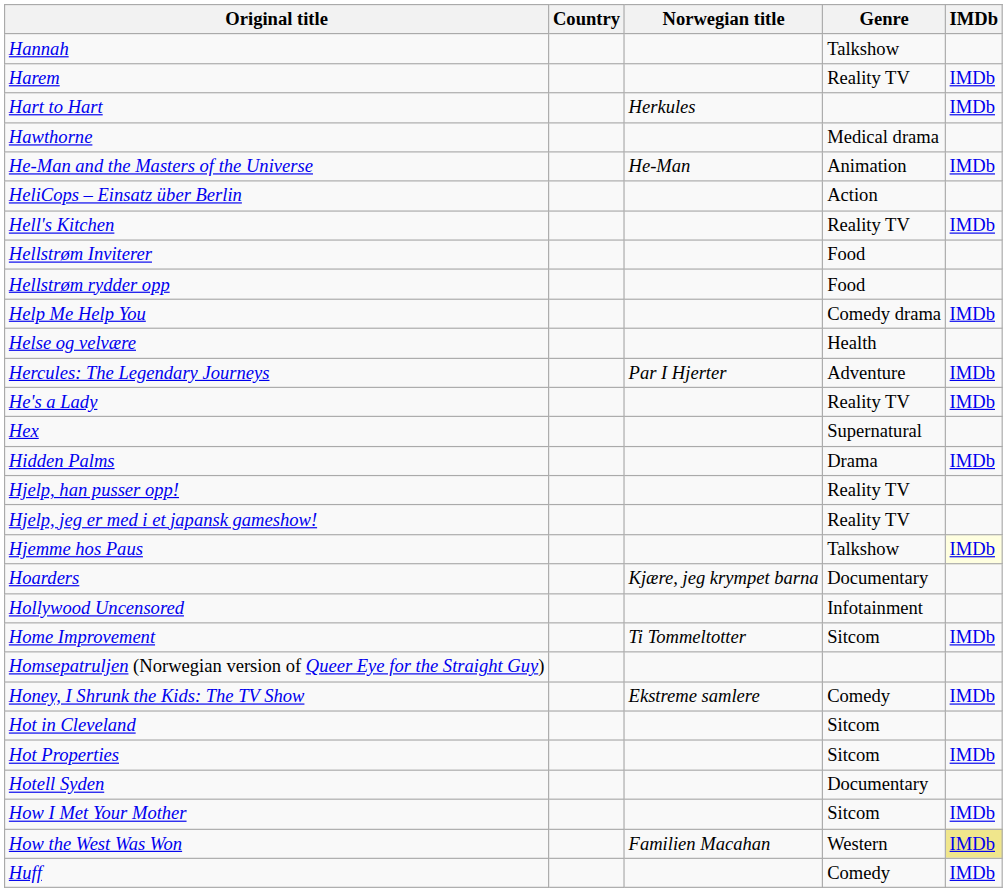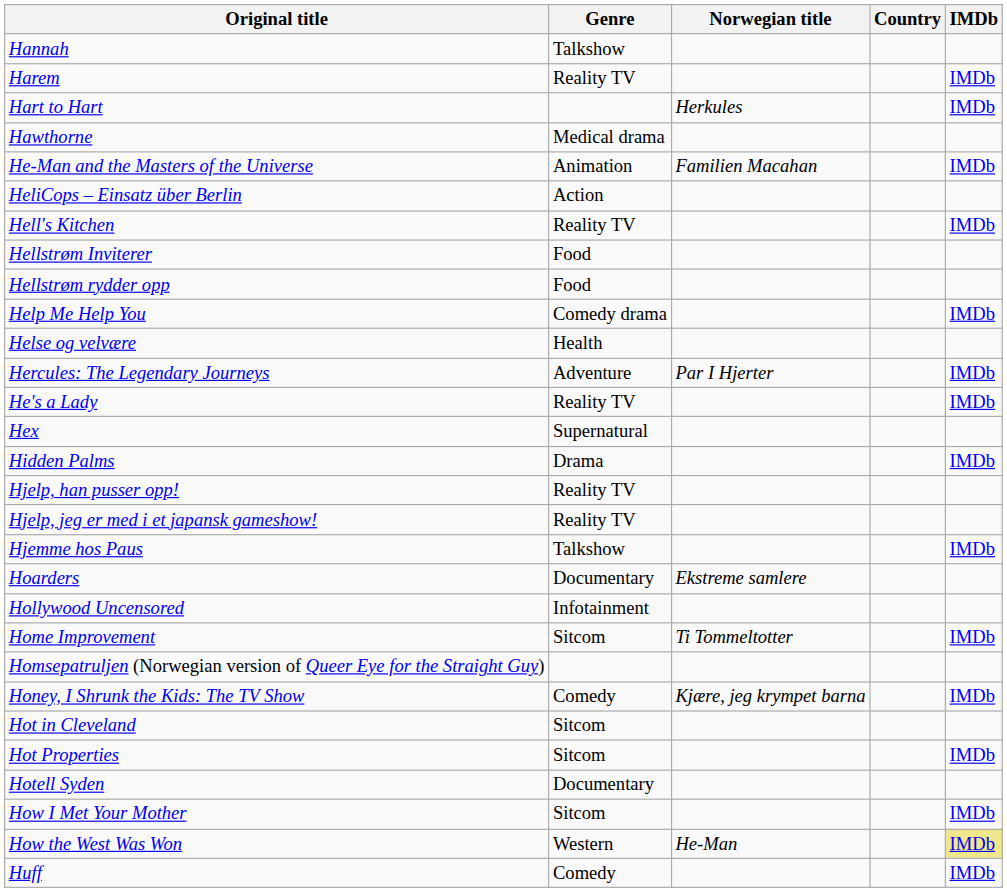columns swapped: (586, 19) <-> (884, 19)
(659, 166) He-Man -> (746, 166) Familien Macahan
(972, 549) lightyellow background -> (972, 549) no background
(724, 578) Kjære, jeg krympet barna -> (741, 578) Ekstreme samlere
(694, 696) Ekstreme samlere -> (770, 696) Kjære, jeg krympet barna
(699, 843) Familien Macahan -> (706, 843) He-Man
